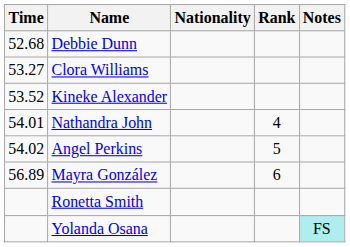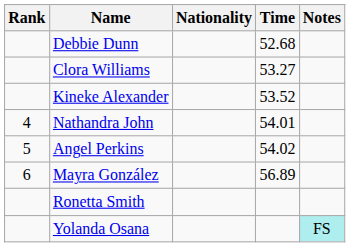columns swapped: (277, 17) <-> (26, 17)
